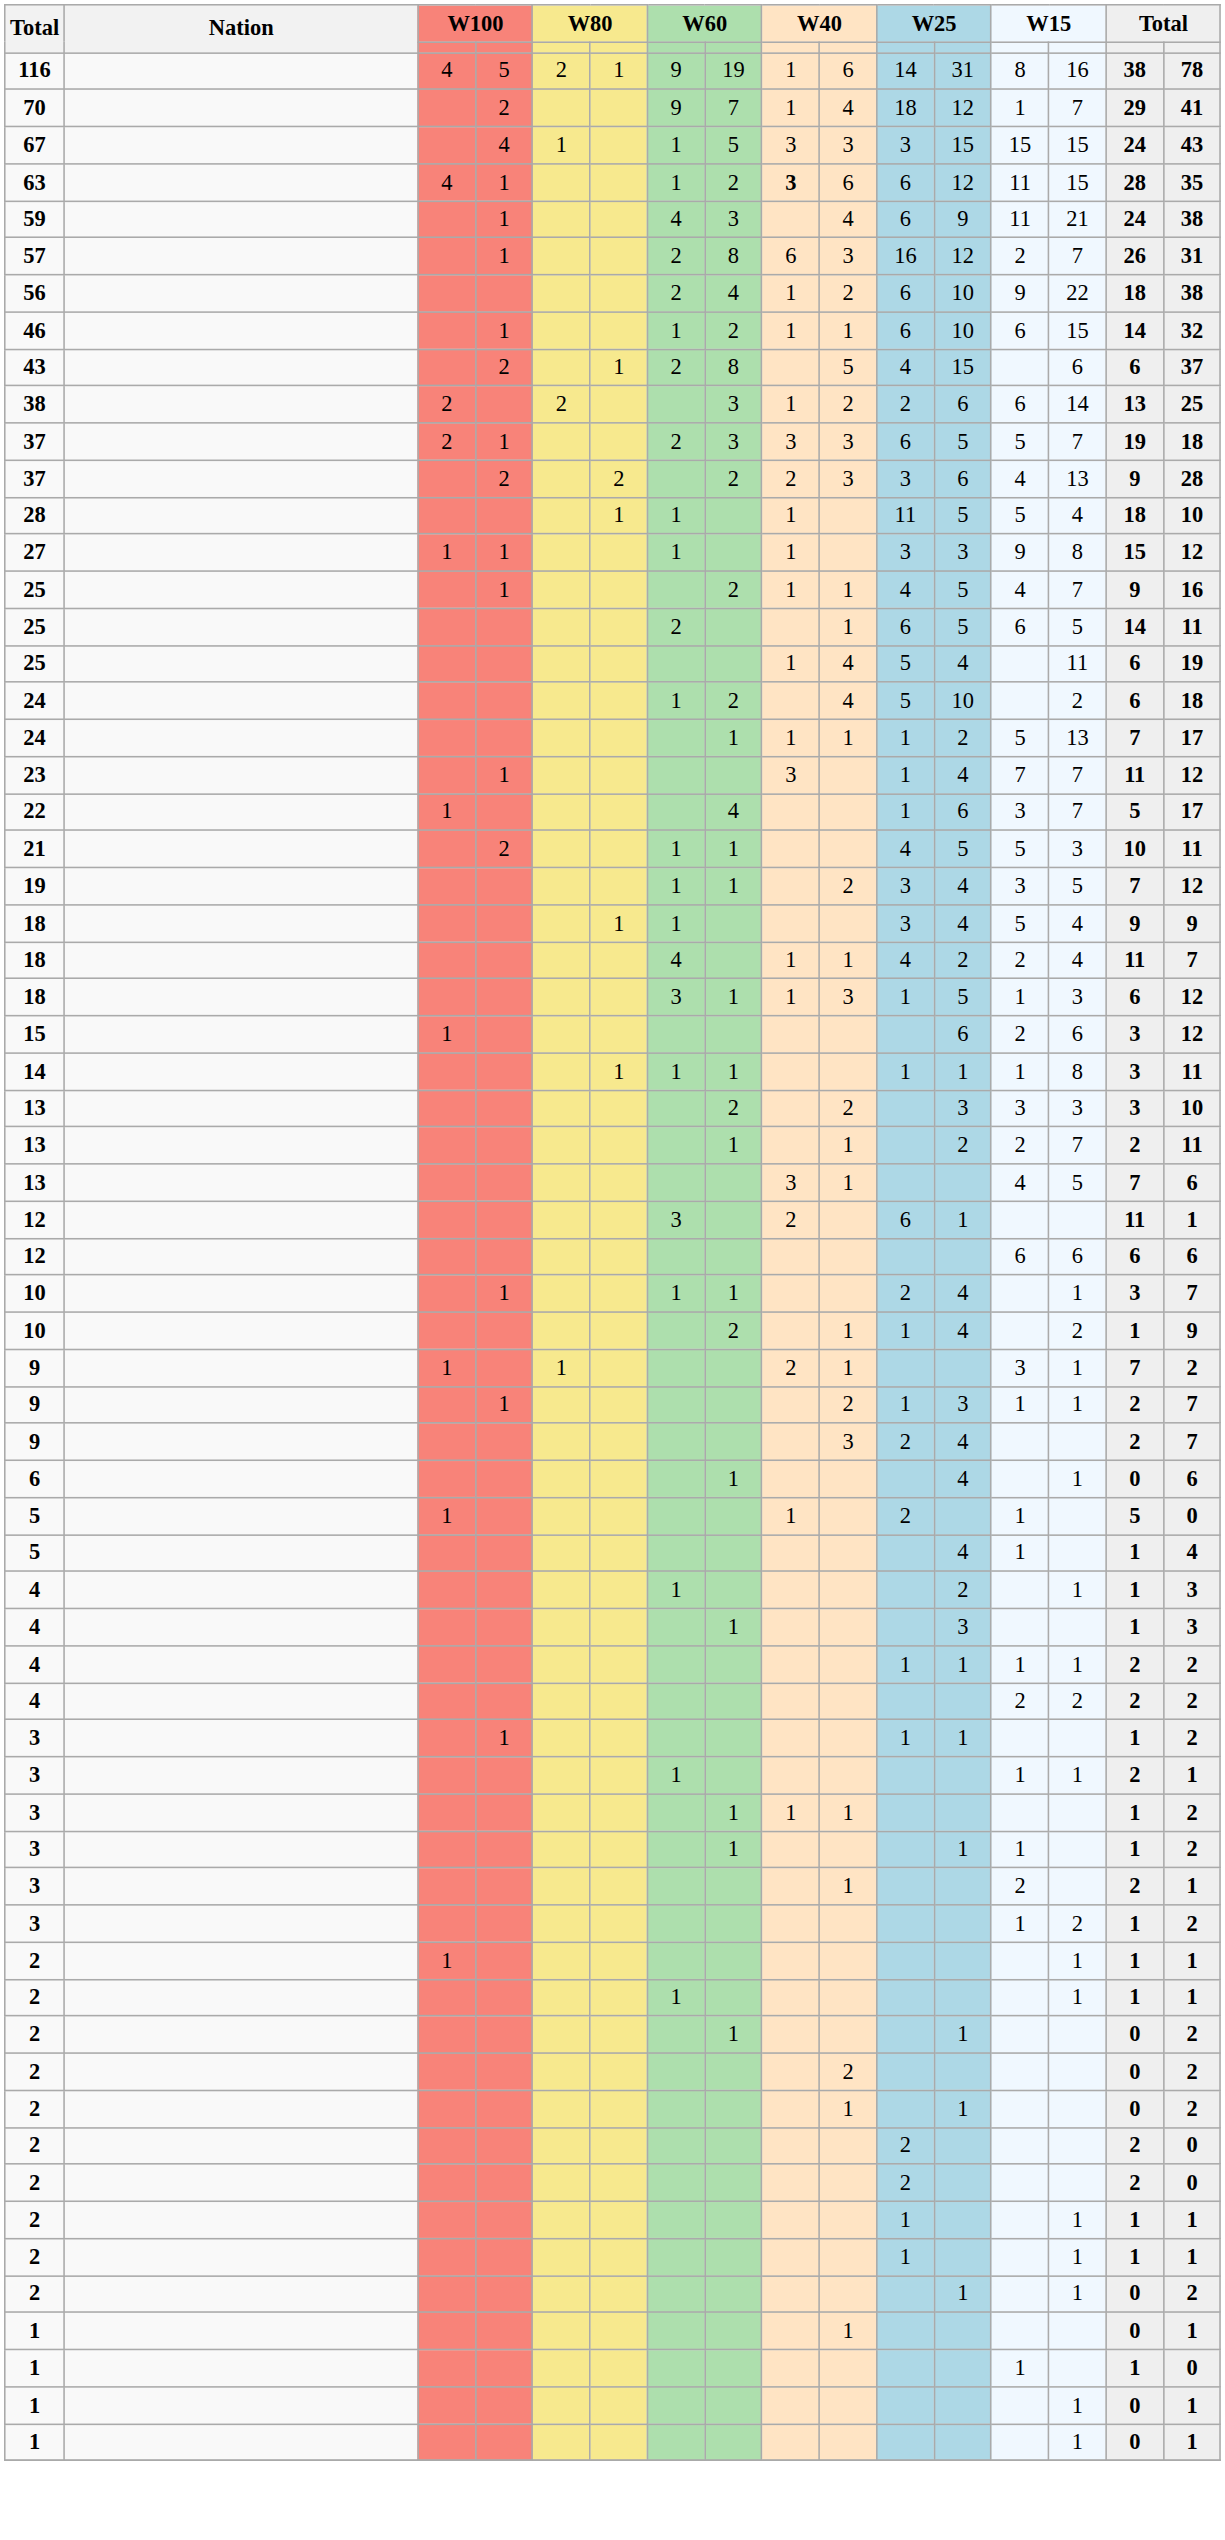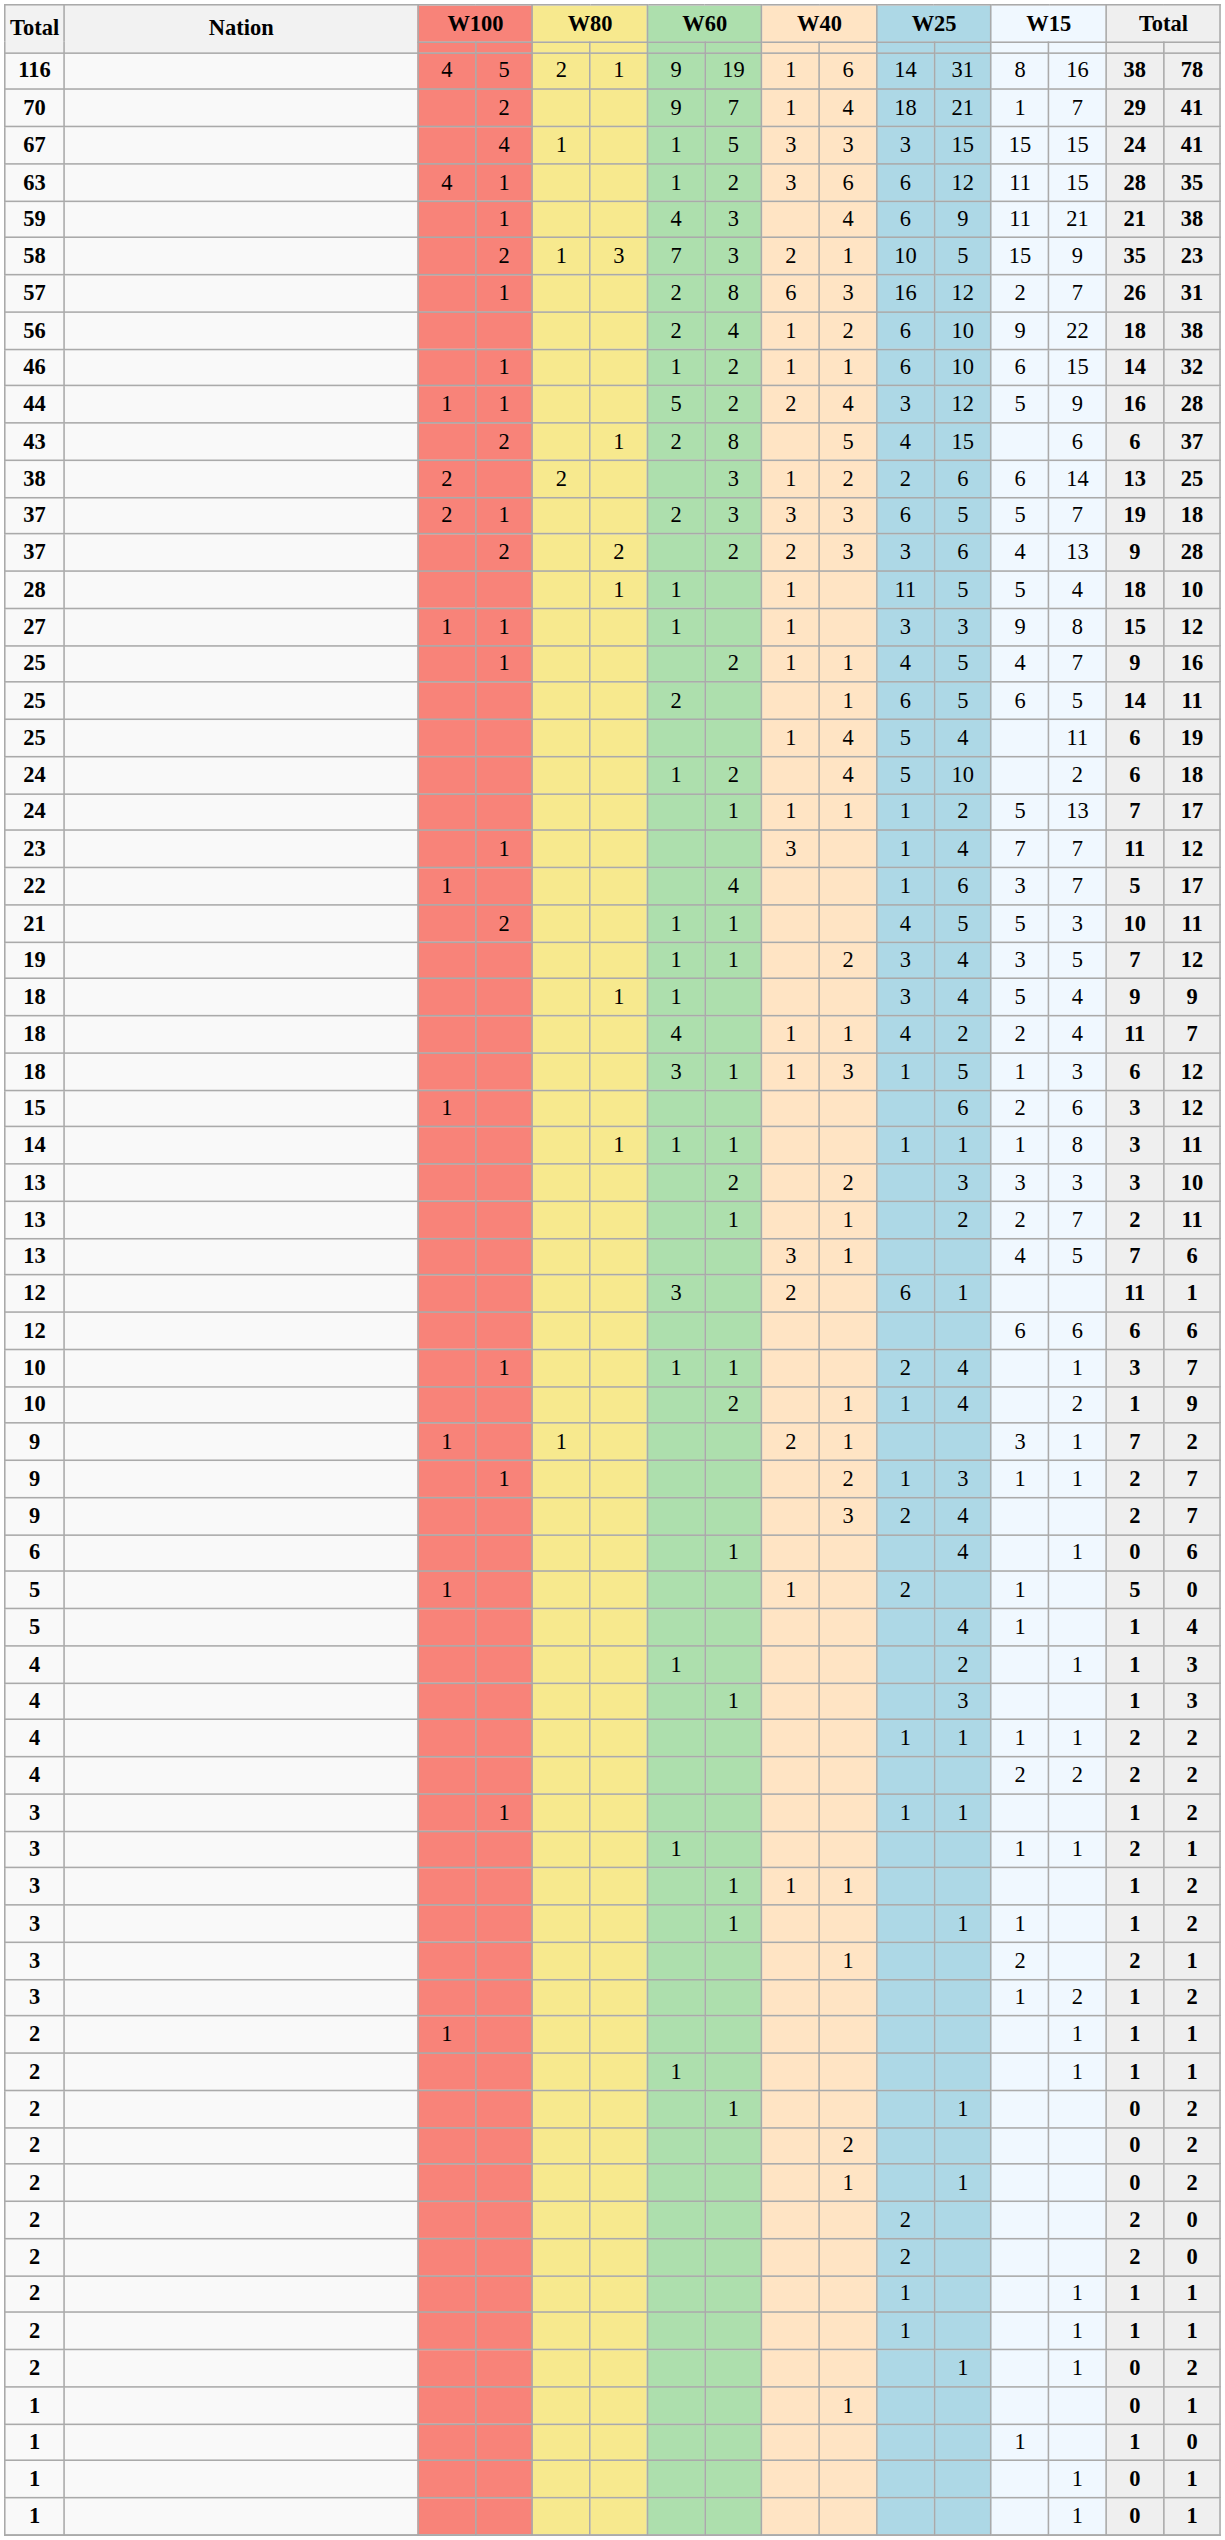(963, 108) 12 -> (963, 108) 21
(1192, 145) 43 -> (1192, 145) 41
(791, 182) bold -> (791, 182) normal
(1135, 219) 24 -> (1135, 219) 21
+ row: (35, 256)
+ row: (35, 404)
